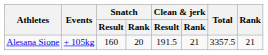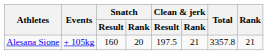(167, 42) 191.5 -> (167, 42) 197.5
(222, 42) 3357.5 -> (222, 42) 3357.8
